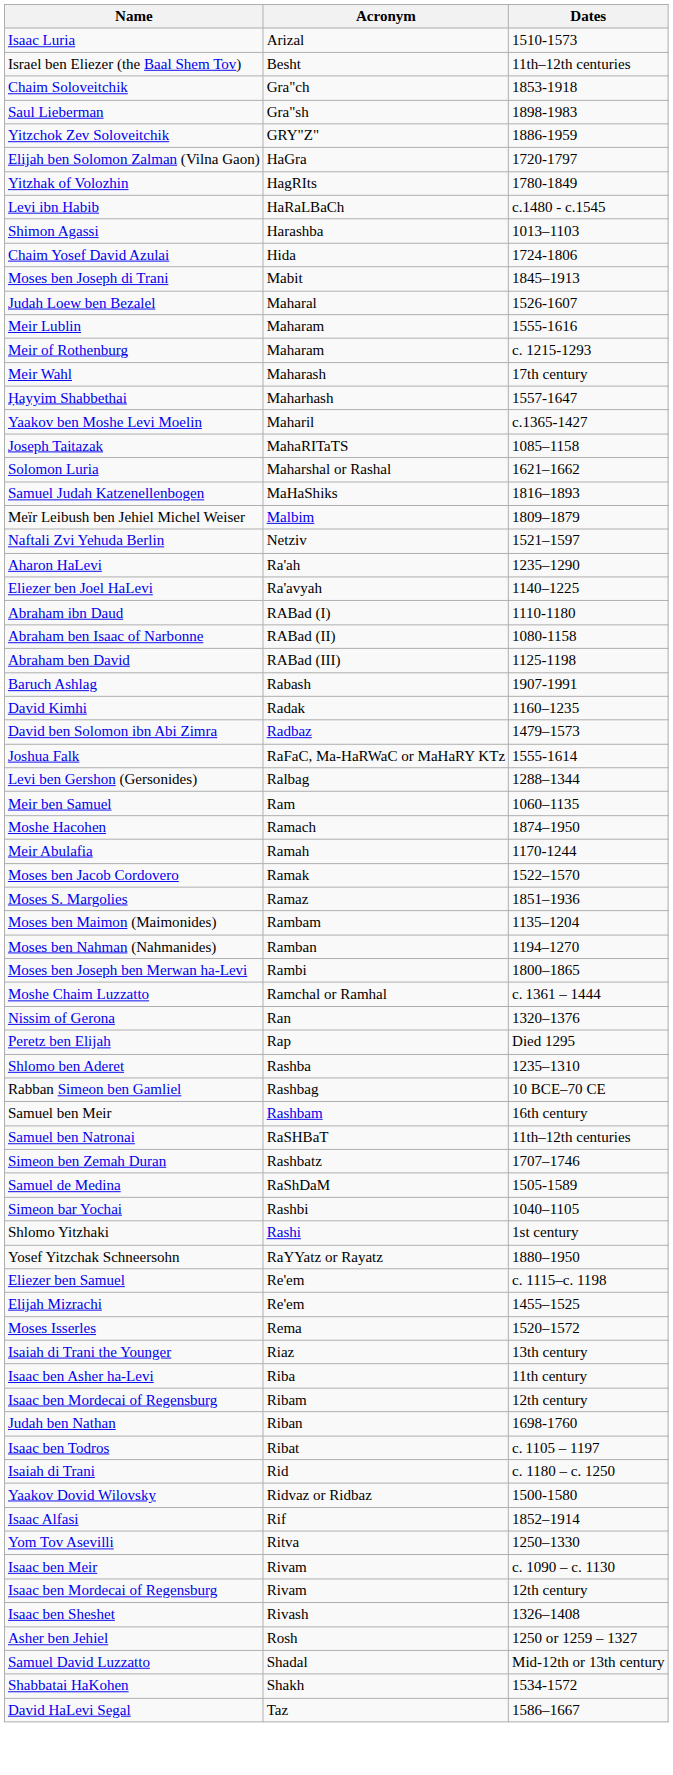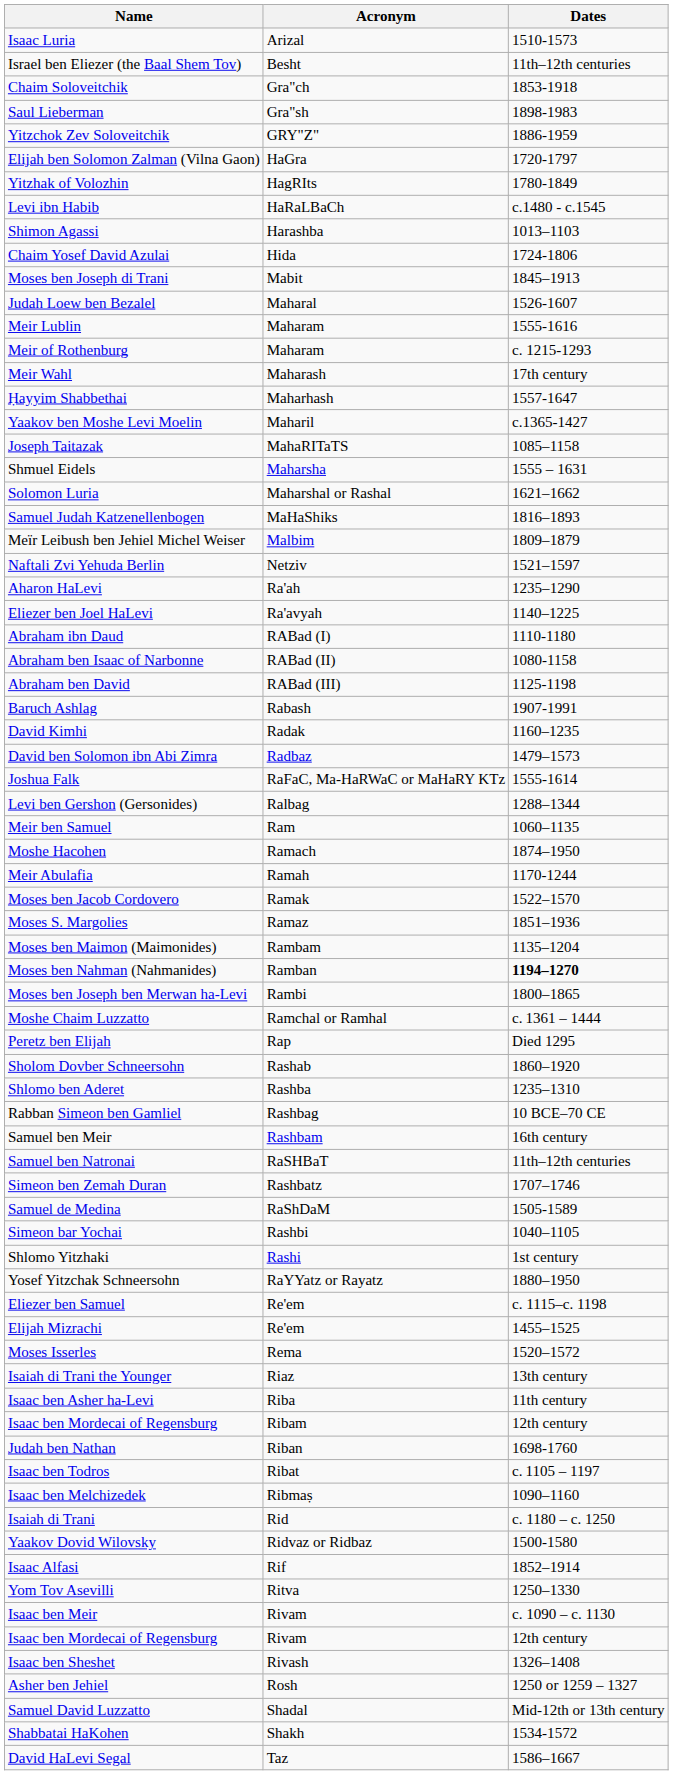+ row: (52, 469)
(546, 946) normal -> (545, 970) bold
- row: (61, 1018)
+ row: (96, 1065)
+ row: (77, 1495)
